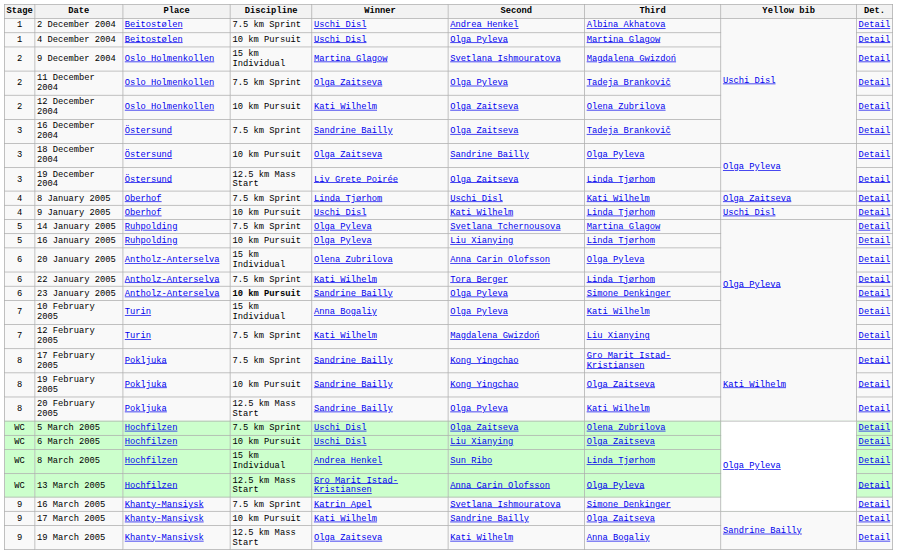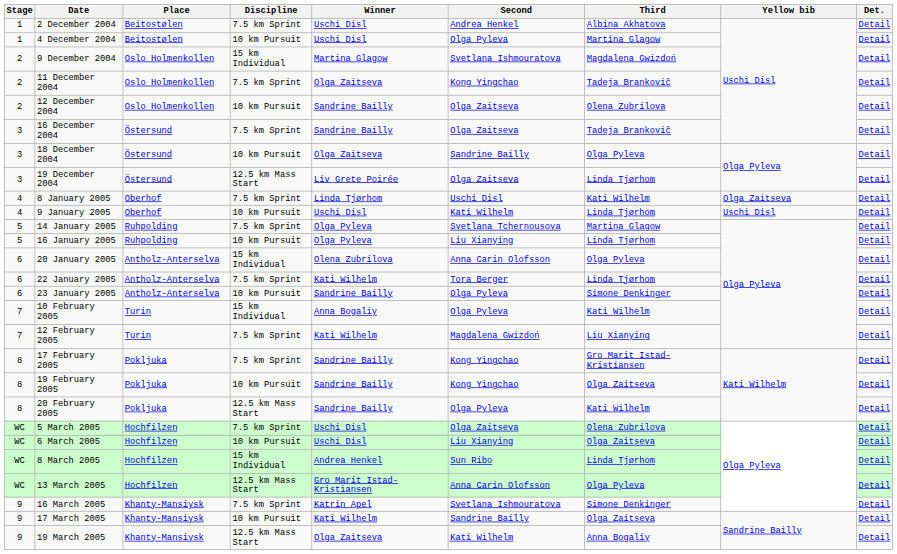(479, 83) Olga Pyleva -> (484, 83) Kong Yingchao
(345, 107) Kati Wilhelm -> (353, 107) Sandrine Bailly
(267, 294) bold -> (267, 294) normal
